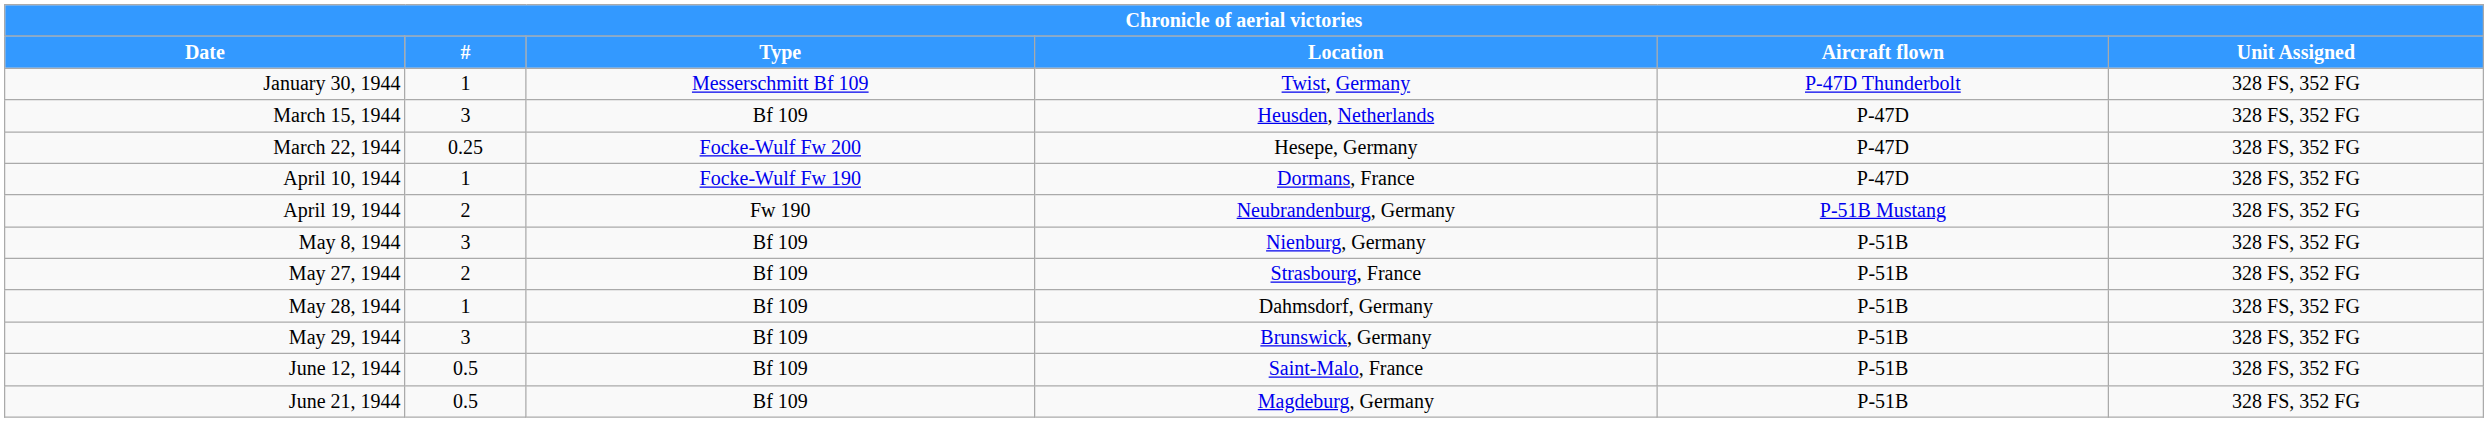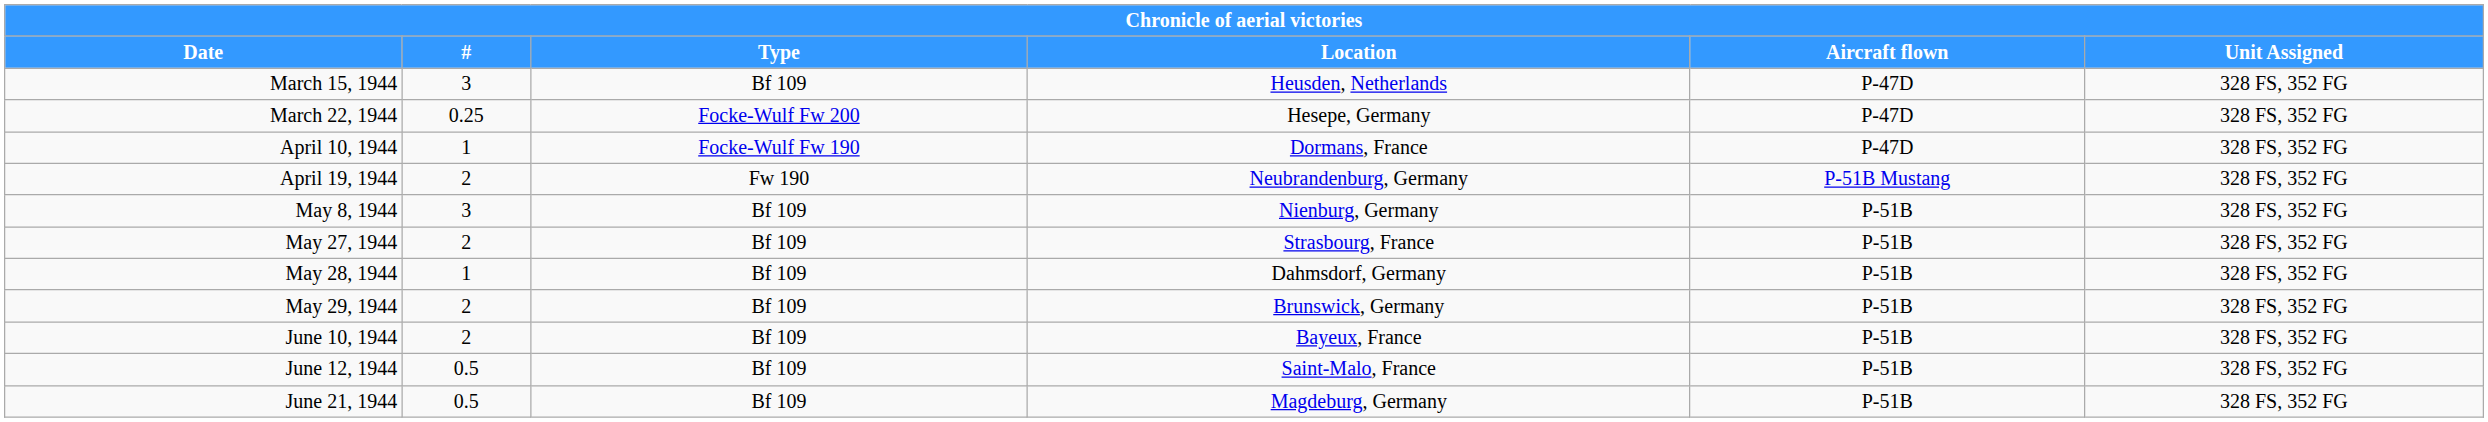- row: (332, 83)
(466, 337) 3 -> (466, 305) 2
+ row: (341, 337)
